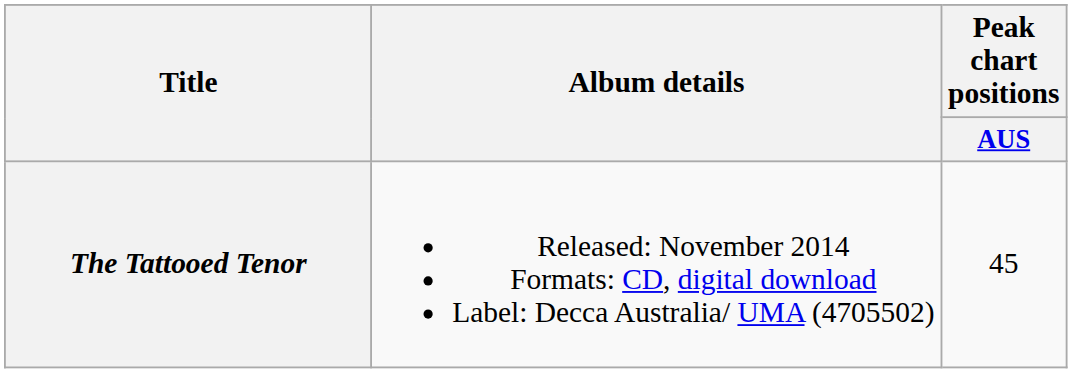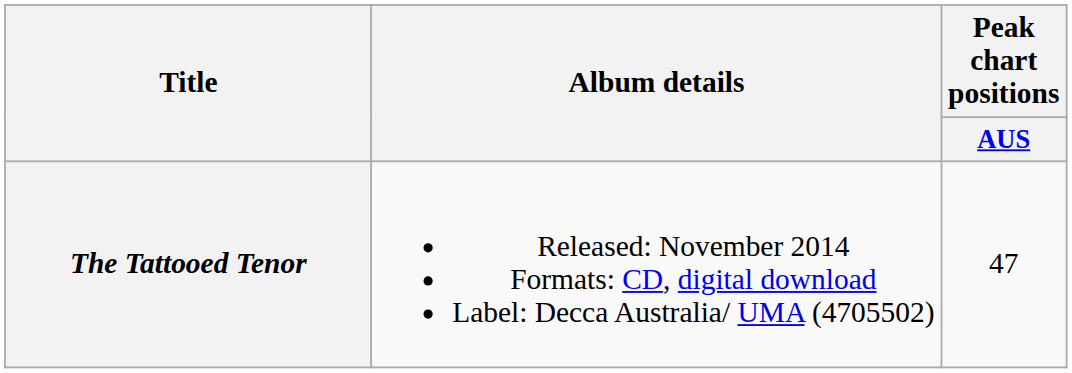(1004, 263) 45 -> (1004, 263) 47
